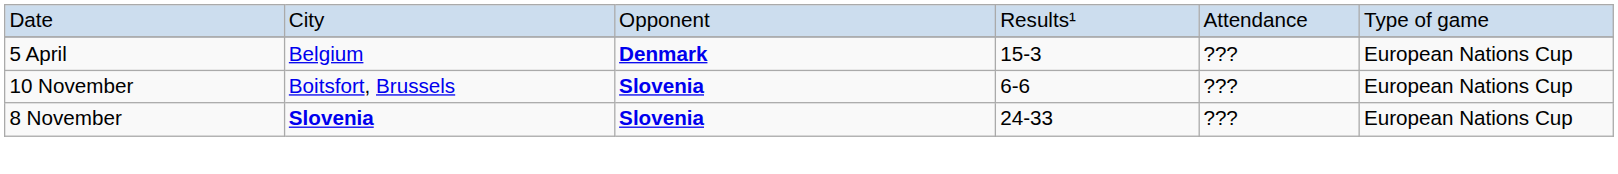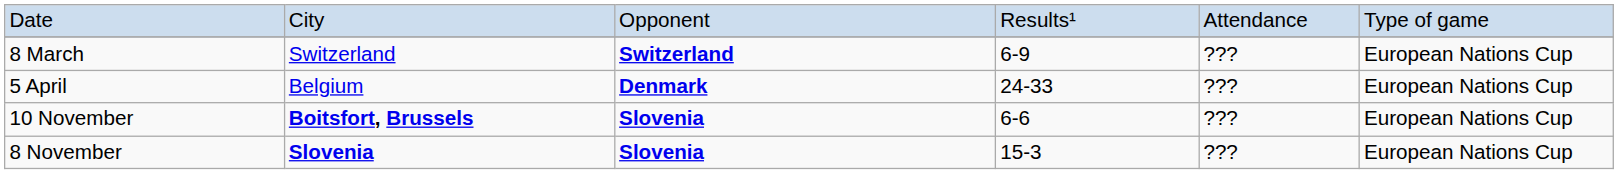+ row: (47, 53)
(1021, 53) 15-3 -> (1027, 86) 24-33
(372, 86) normal -> (381, 119) bold
(1027, 119) 24-33 -> (1021, 151) 15-3
